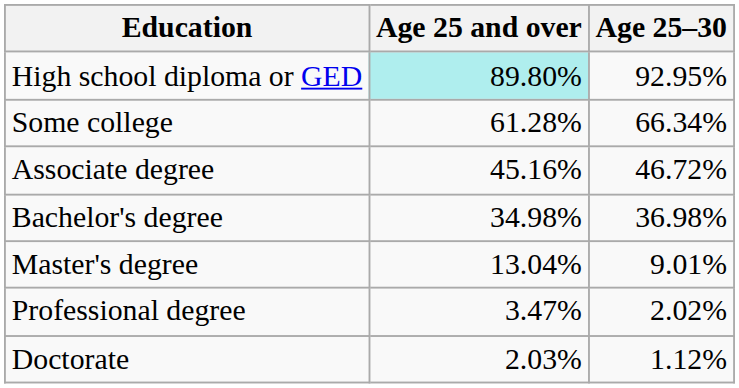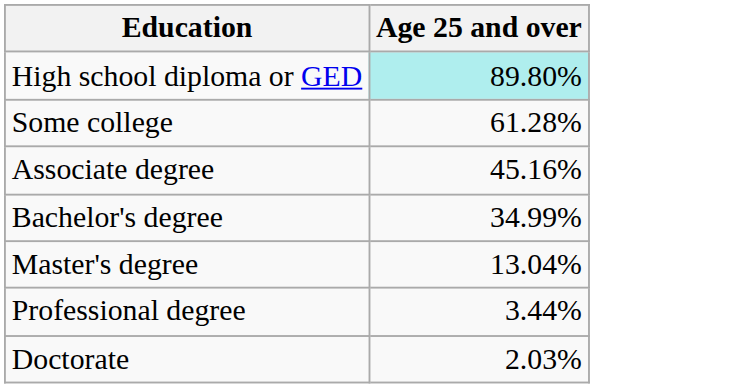- column: (661, 28)
(536, 216) 34.98% -> (536, 216) 34.99%
(543, 311) 3.47% -> (543, 311) 3.44%
